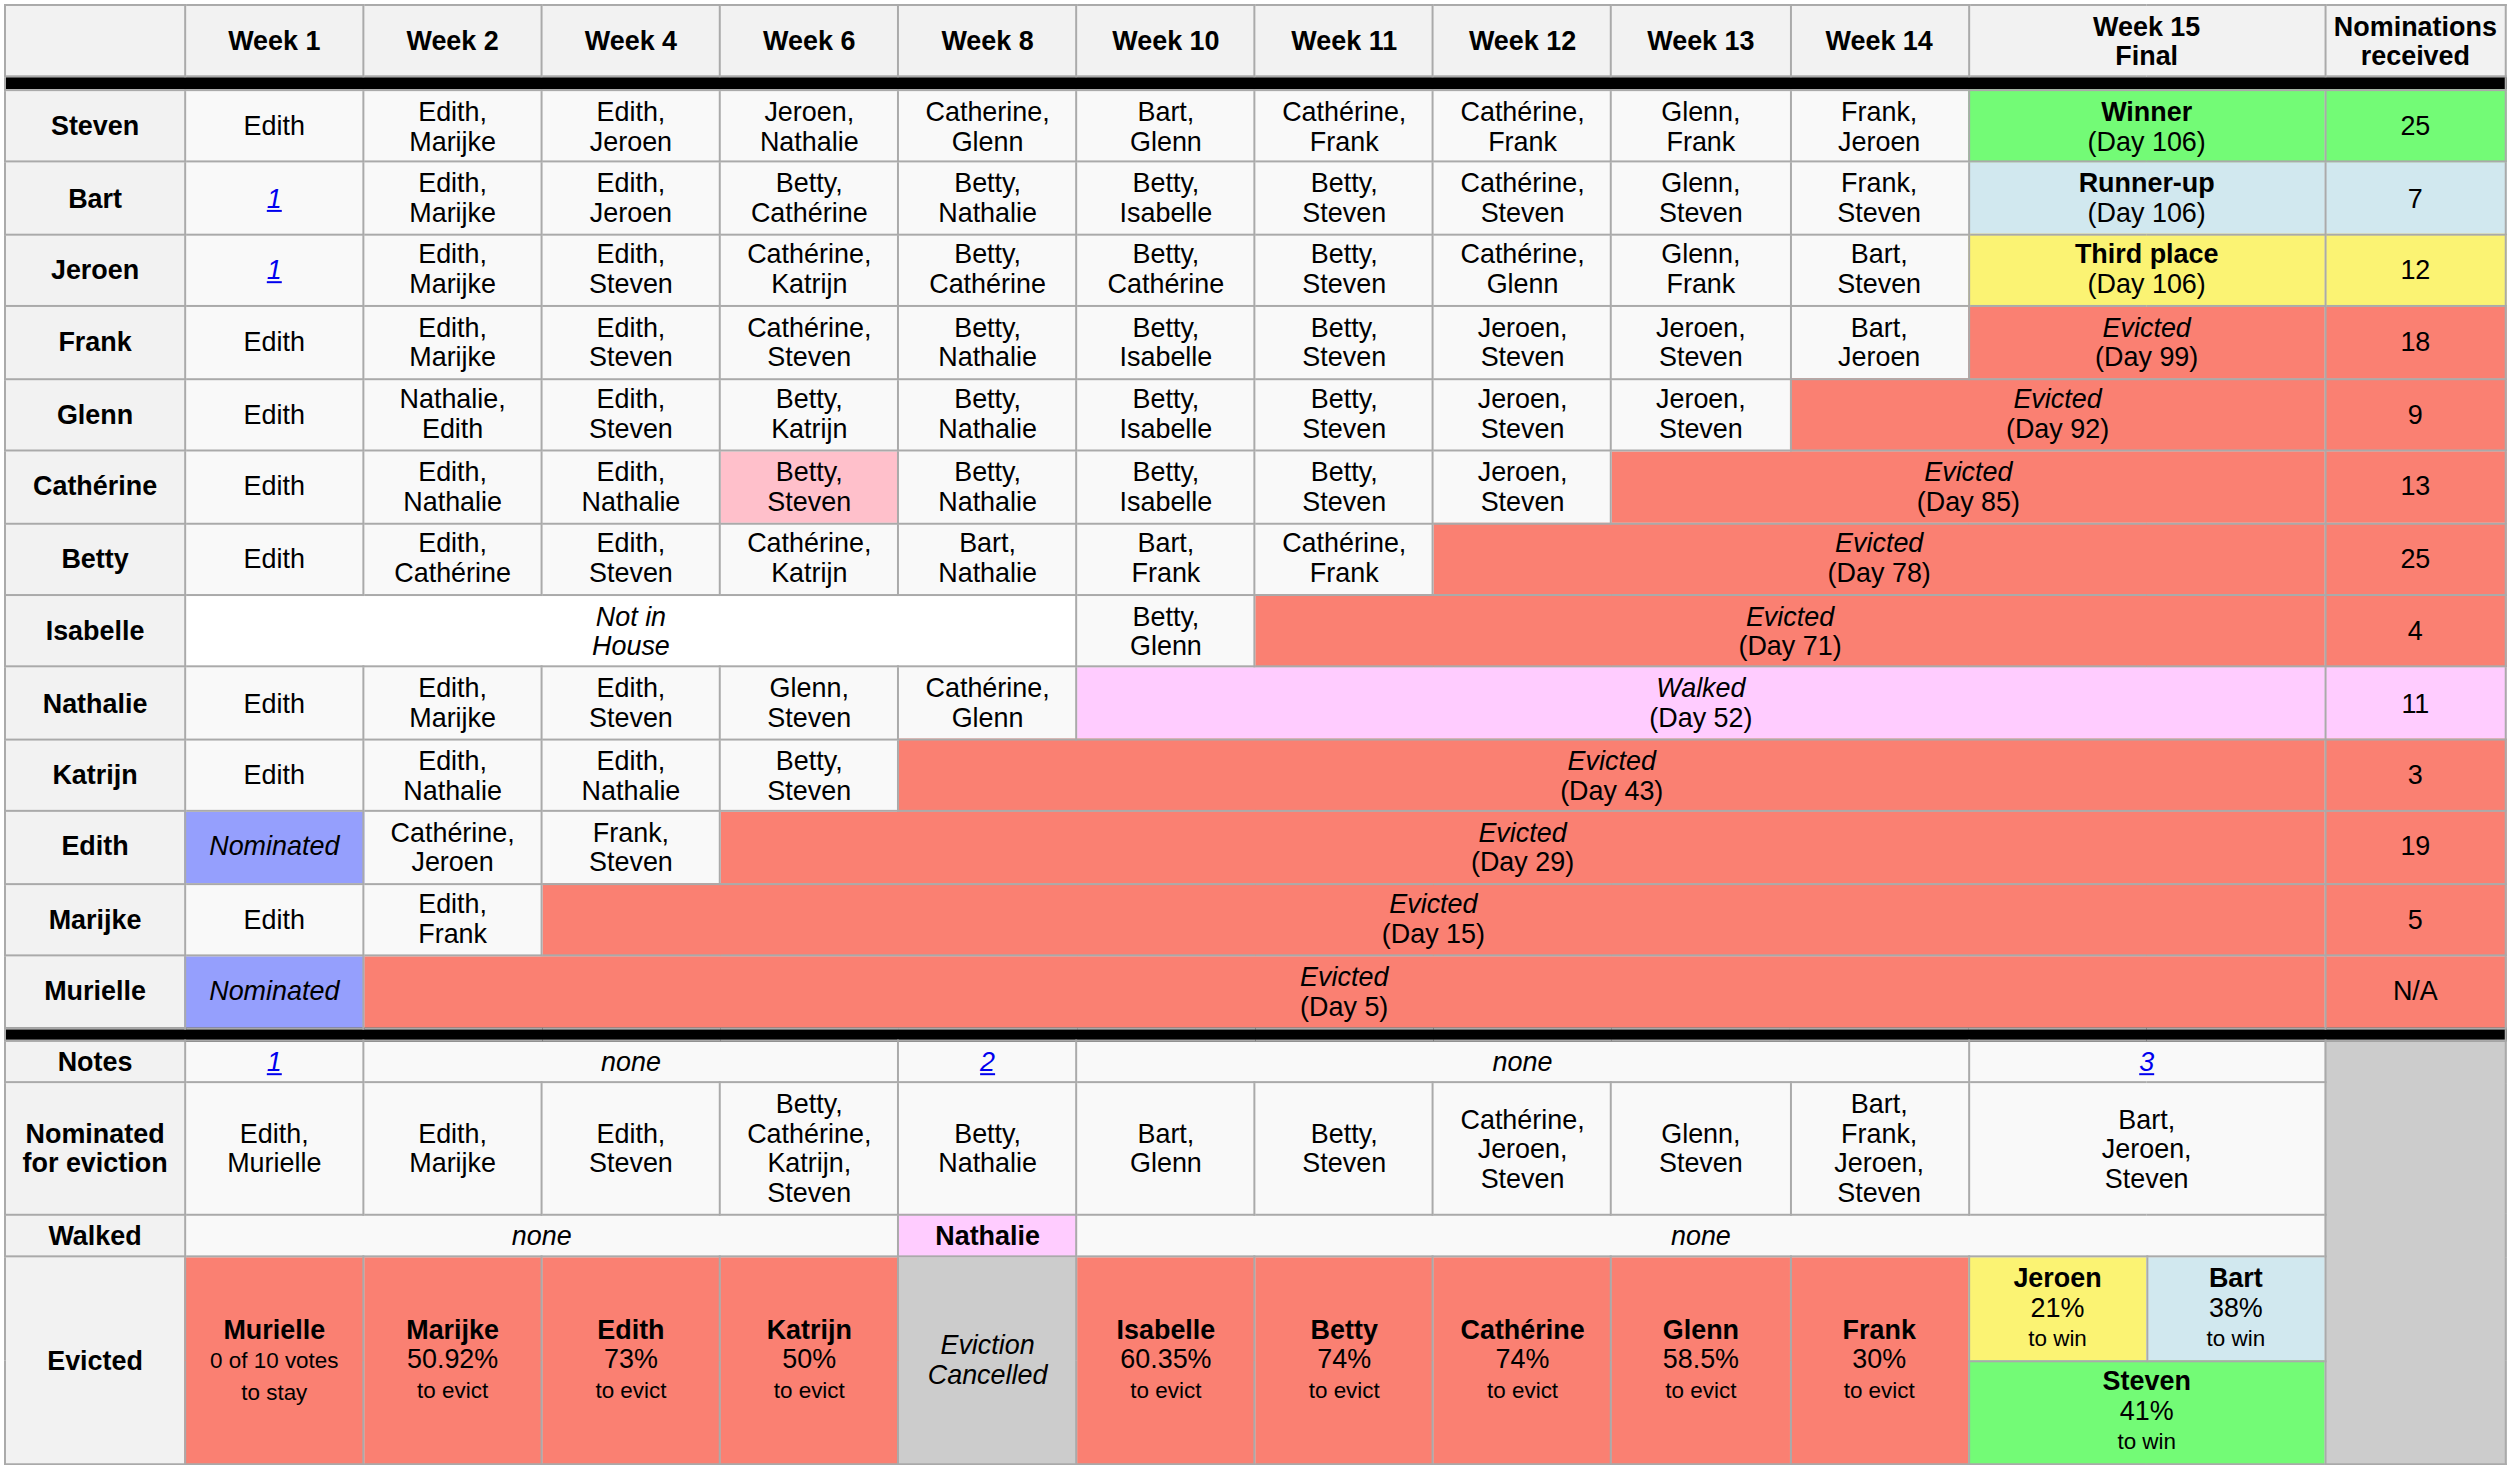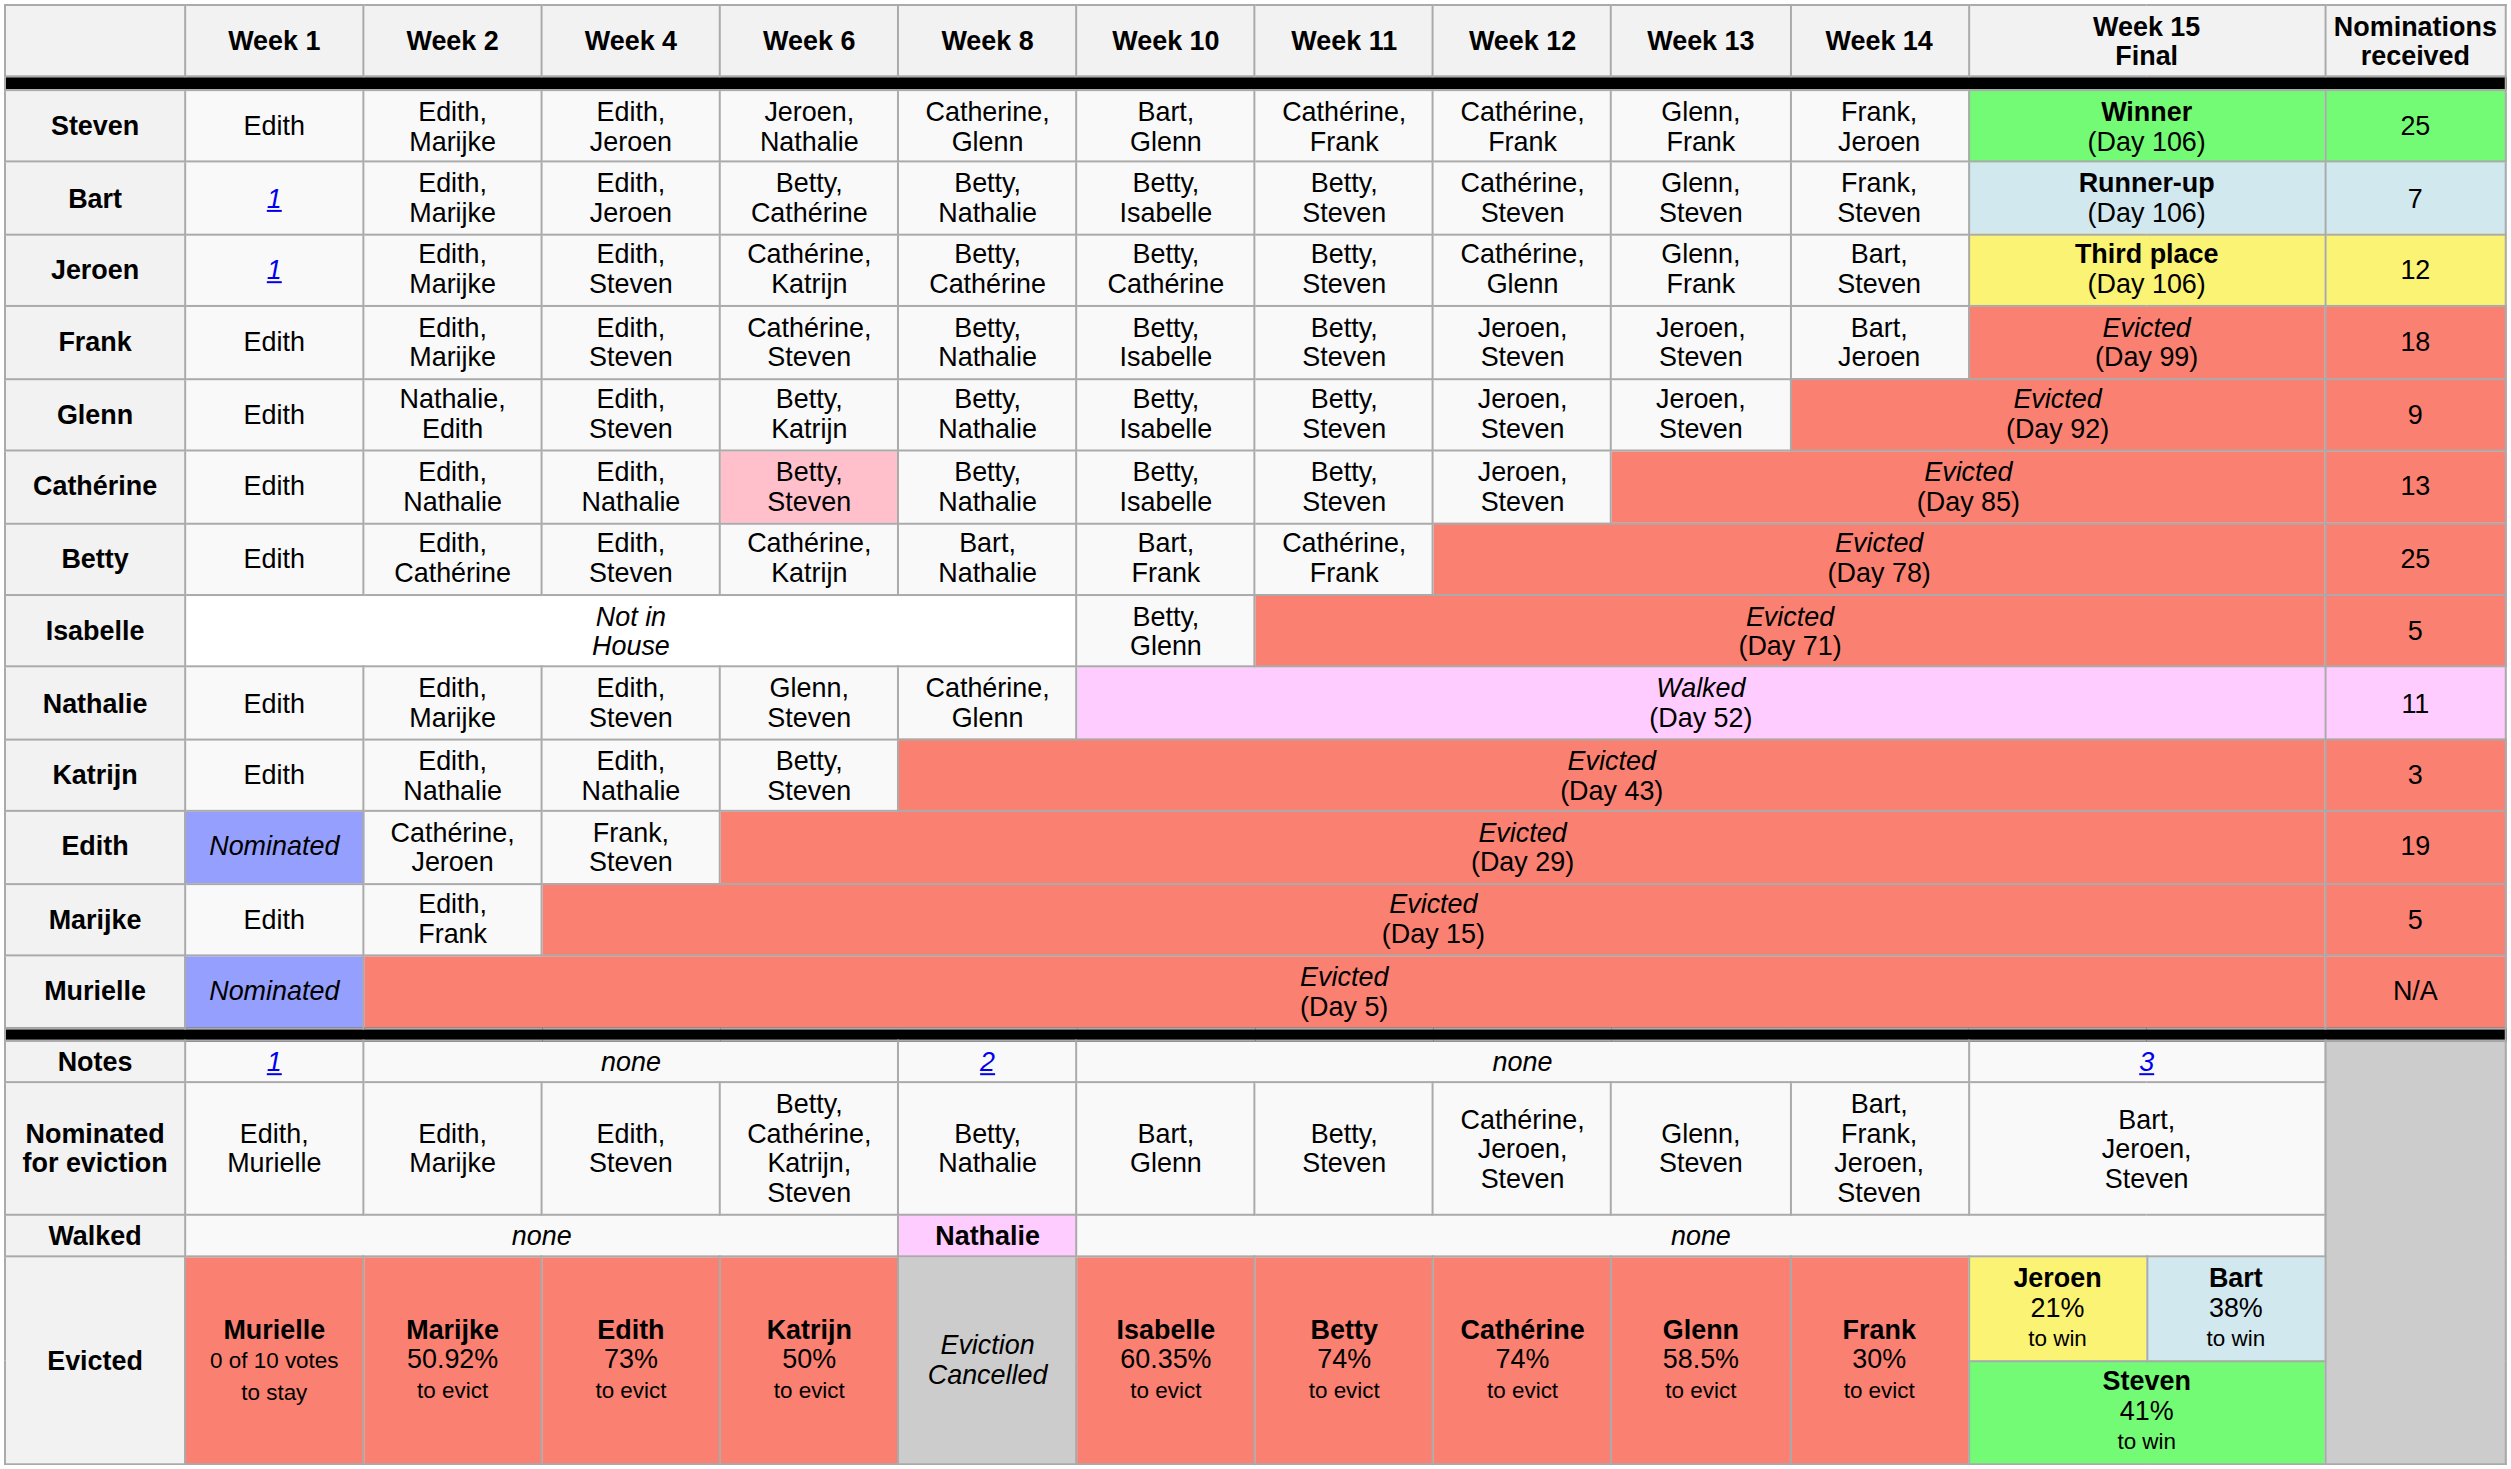(2415, 631) 4 -> (2415, 631) 5
